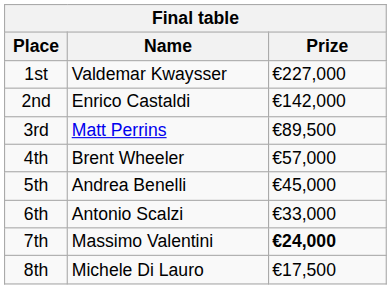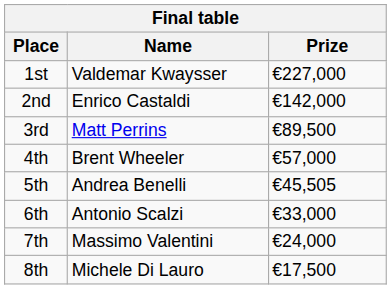(304, 185) €45,000 -> (304, 185) €45,505
(304, 241) bold -> (304, 241) normal
